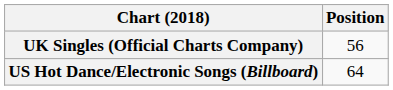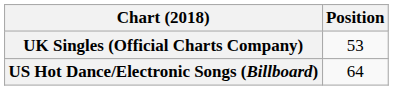(355, 44) 56 -> (355, 44) 53
